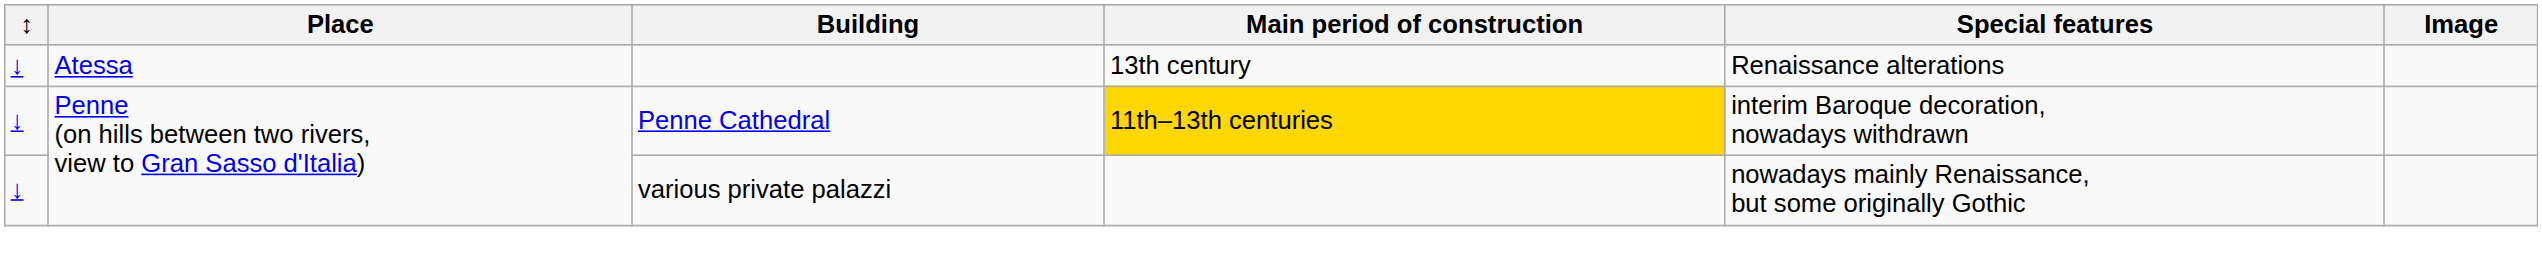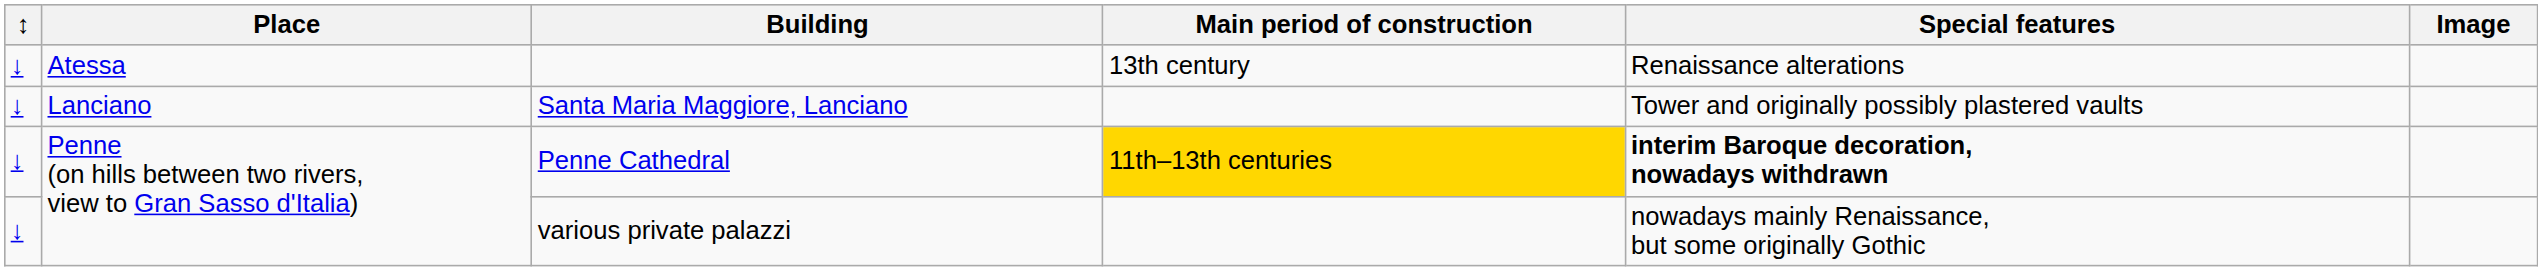+ row: (723, 106)
(1888, 120) normal -> (1802, 160) bold
